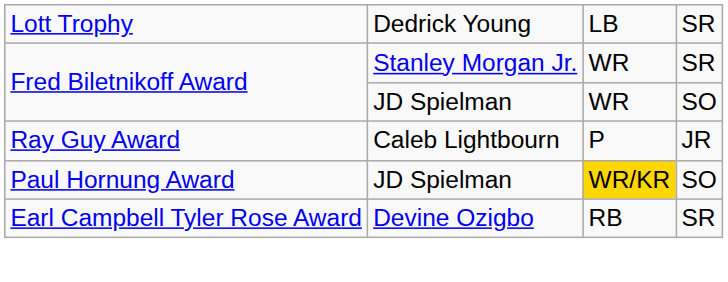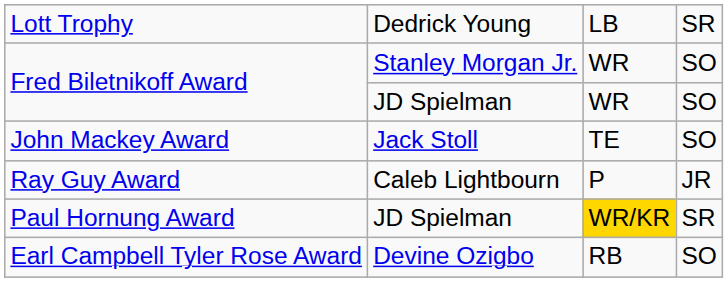(698, 62) SR -> (699, 62) SO
+ row: (120, 140)
(699, 179) SO -> (698, 218) SR
(698, 218) SR -> (699, 256) SO
